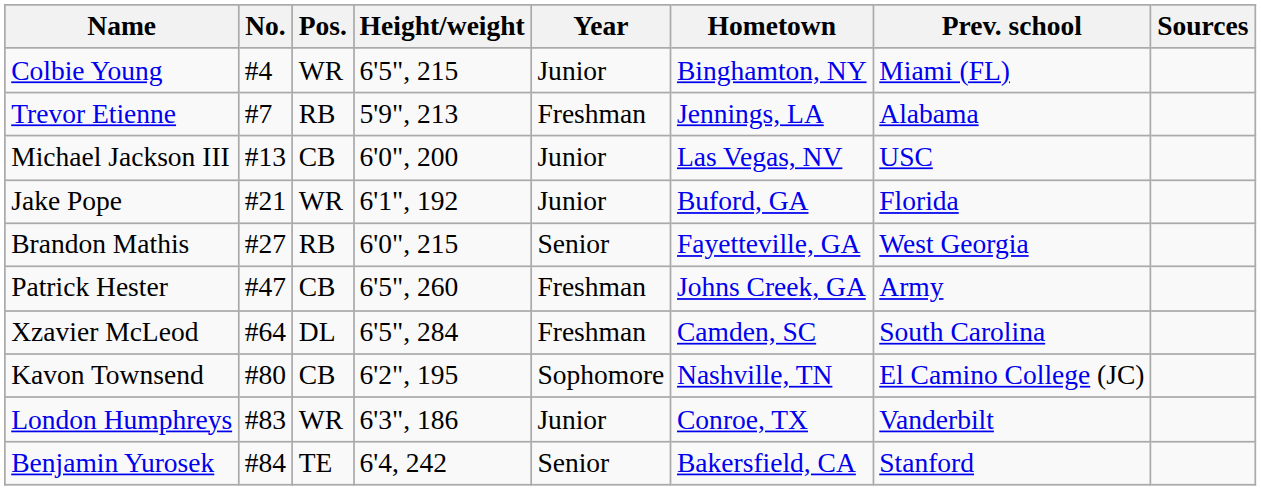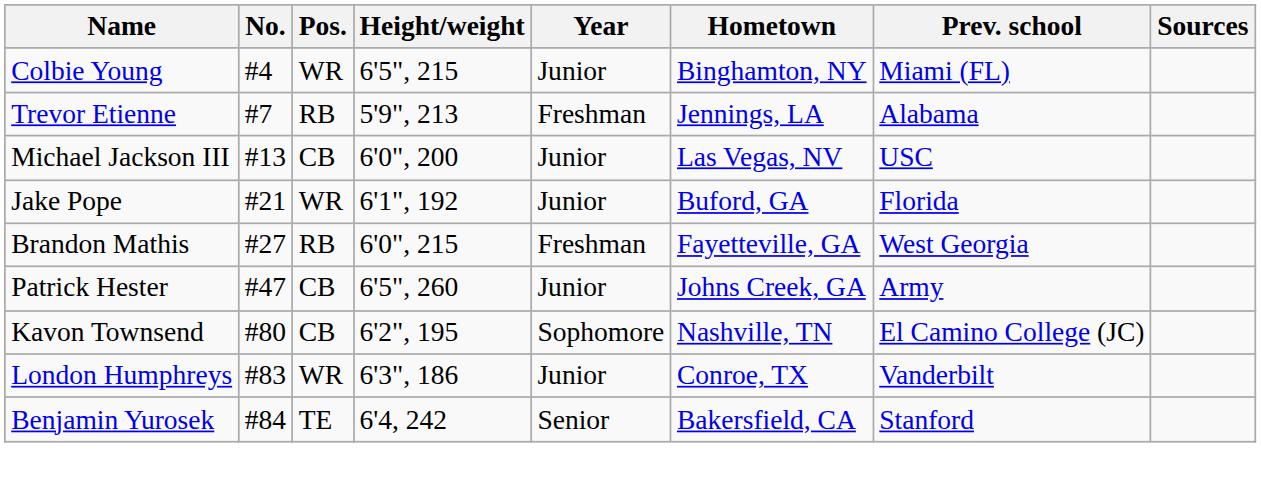(573, 244) Senior -> (592, 244) Freshman
(592, 288) Freshman -> (572, 288) Junior
- row: (105, 331)
